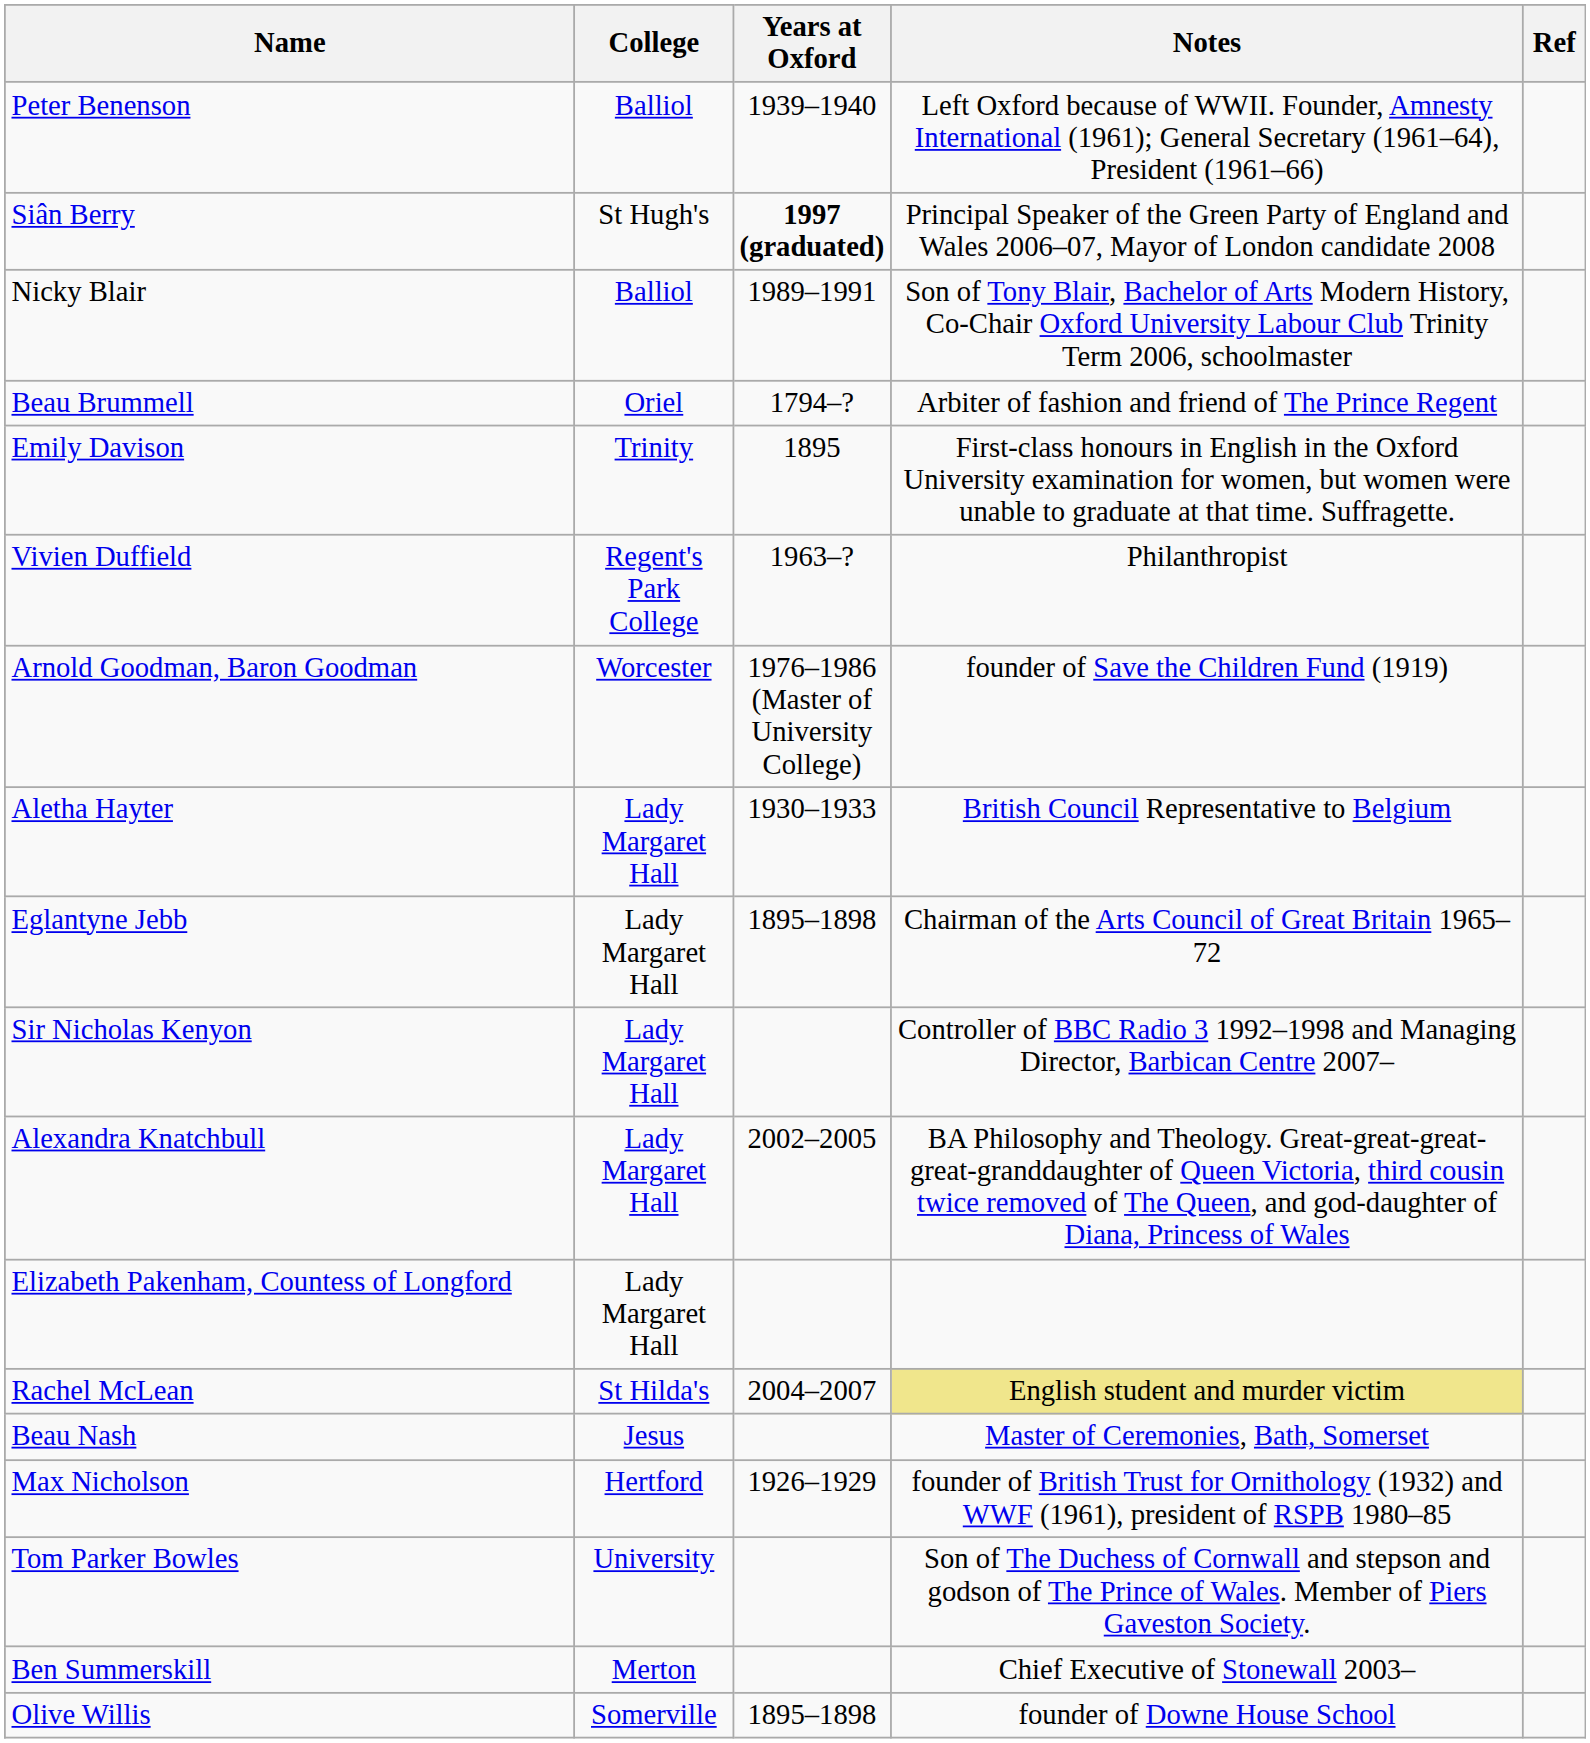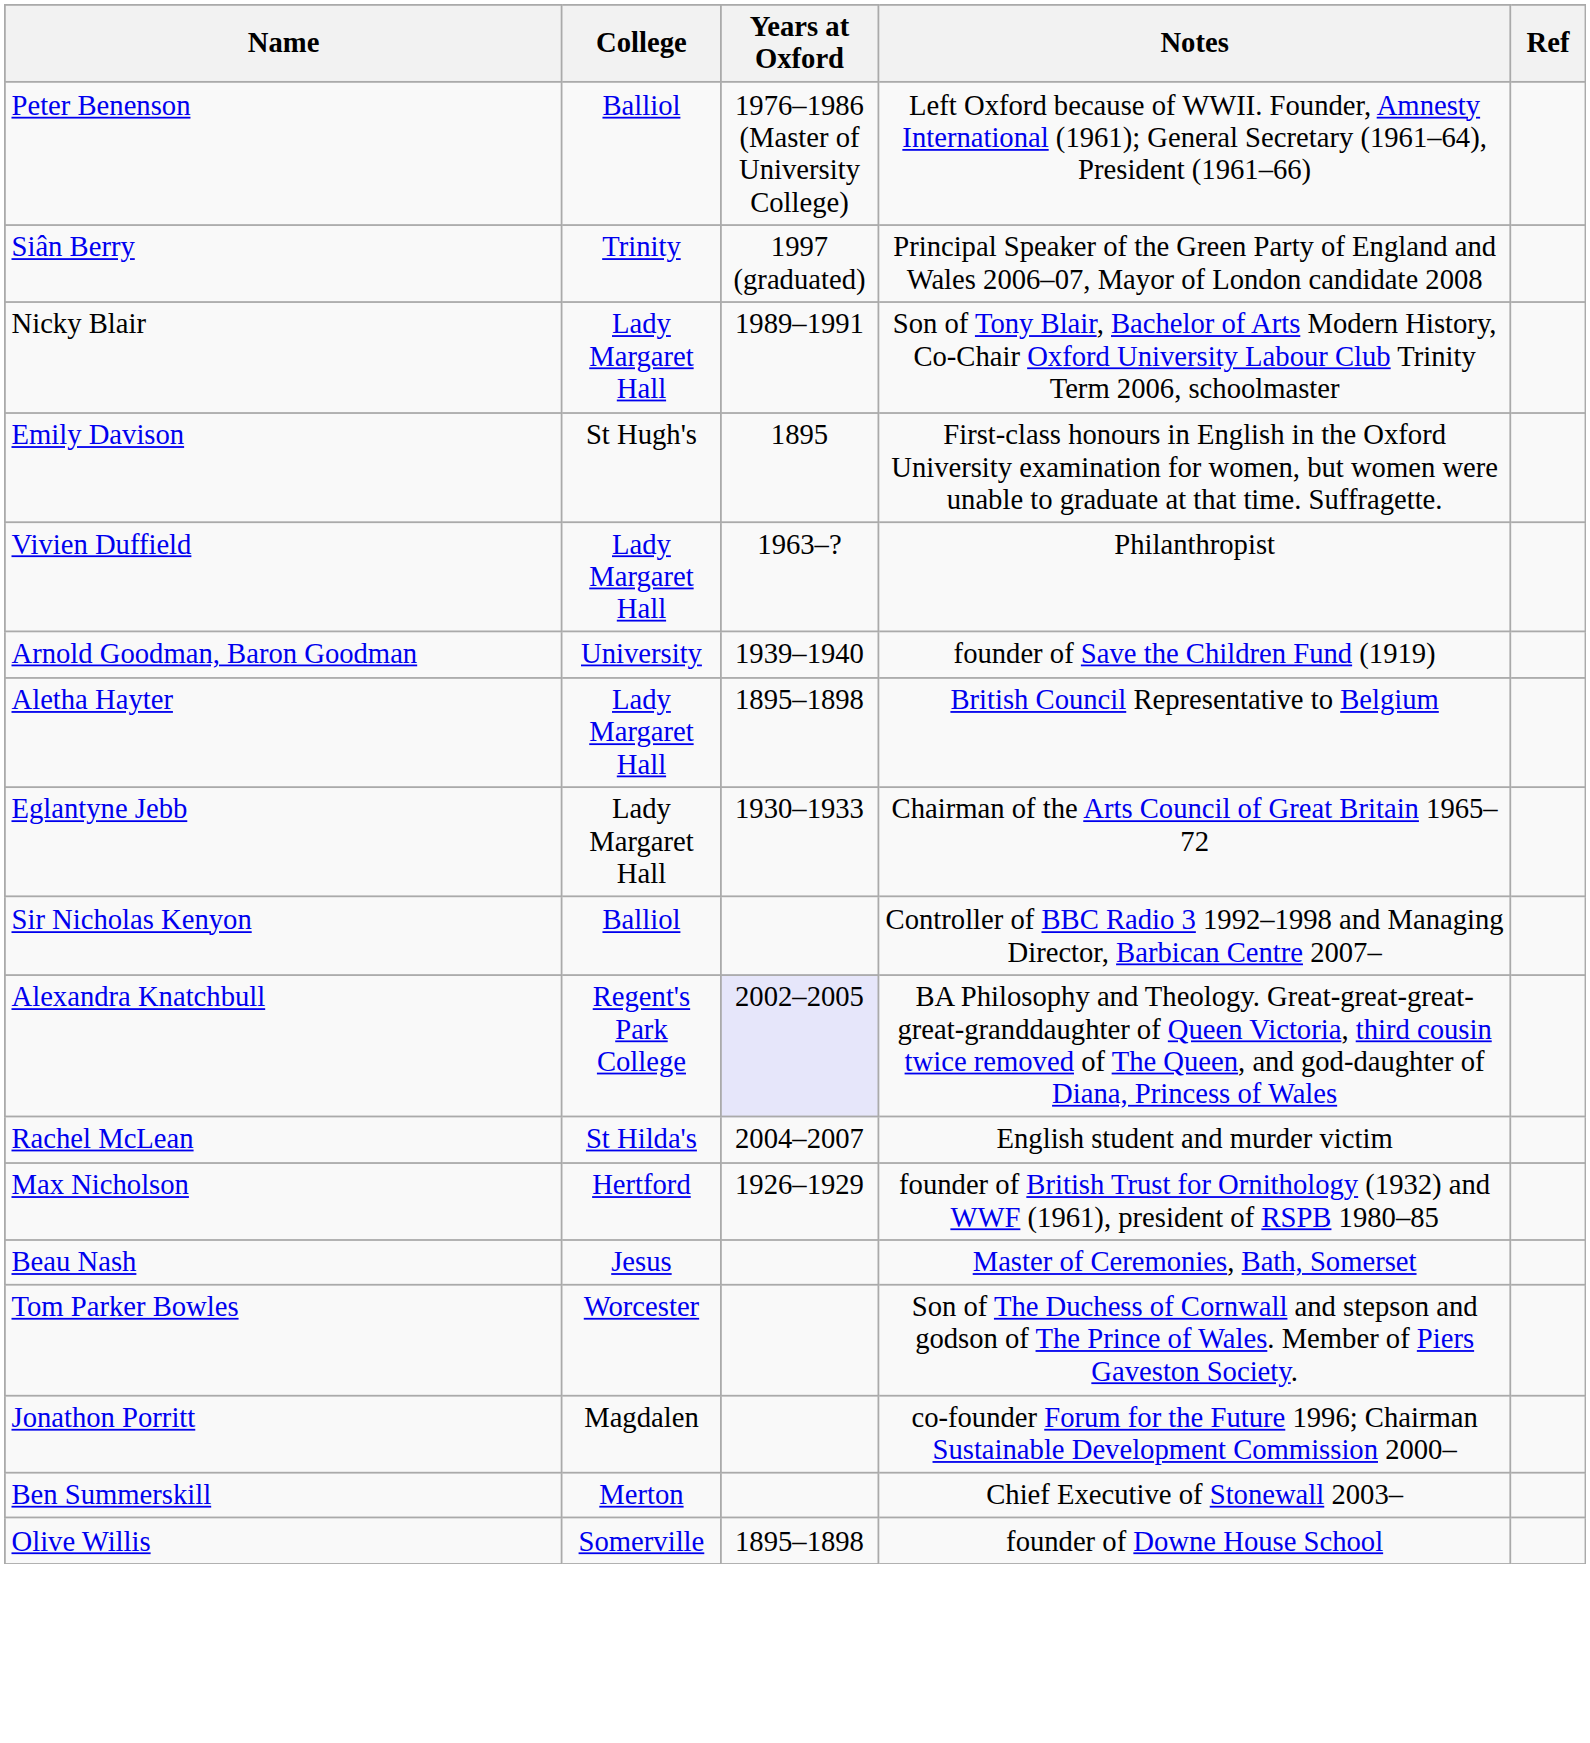(812, 104) 1939–1940 -> (799, 153) 1976–1986 (Master of University College)
(654, 214) St Hugh's -> (641, 246) Trinity
(812, 230) bold -> (800, 263) normal
(654, 292) Balliol -> (641, 356) Lady Margaret Hall
- row: (103, 402)
(654, 447) Trinity -> (641, 434) St Hugh's
(654, 589) Regent's Park College -> (641, 576) Lady Margaret Hall
(654, 667) Worcester -> (641, 654) University
(812, 715) 1976–1986 (Master of University College) -> (799, 654) 1939–1940
(812, 809) 1930–1933 -> (799, 699) 1895–1898
(812, 919) 1895–1898 -> (799, 809) 1930–1933
(654, 1061) Lady Margaret Hall -> (641, 919) Balliol
(654, 1171) Lady Margaret Hall -> (641, 1029) Regent's Park College
(812, 1139) no background -> (799, 996) lavender background
- row: (262, 1281)
(1207, 1390) khaki background -> (1195, 1139) no background
rows swapped: (100, 1481) <-> (74, 1436)
(654, 1559) University -> (641, 1307) Worcester
+ row: (103, 1417)
